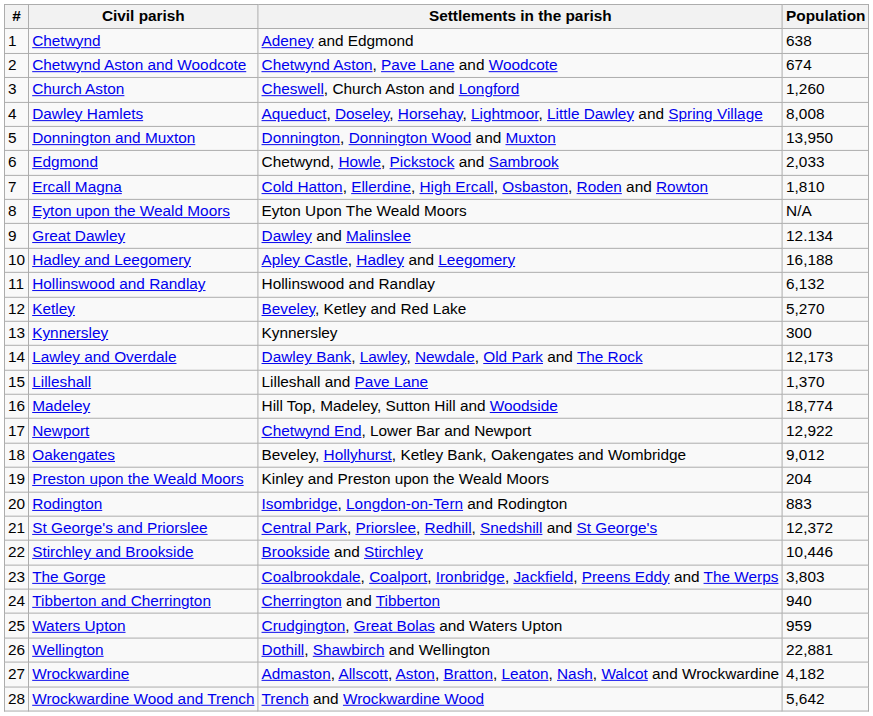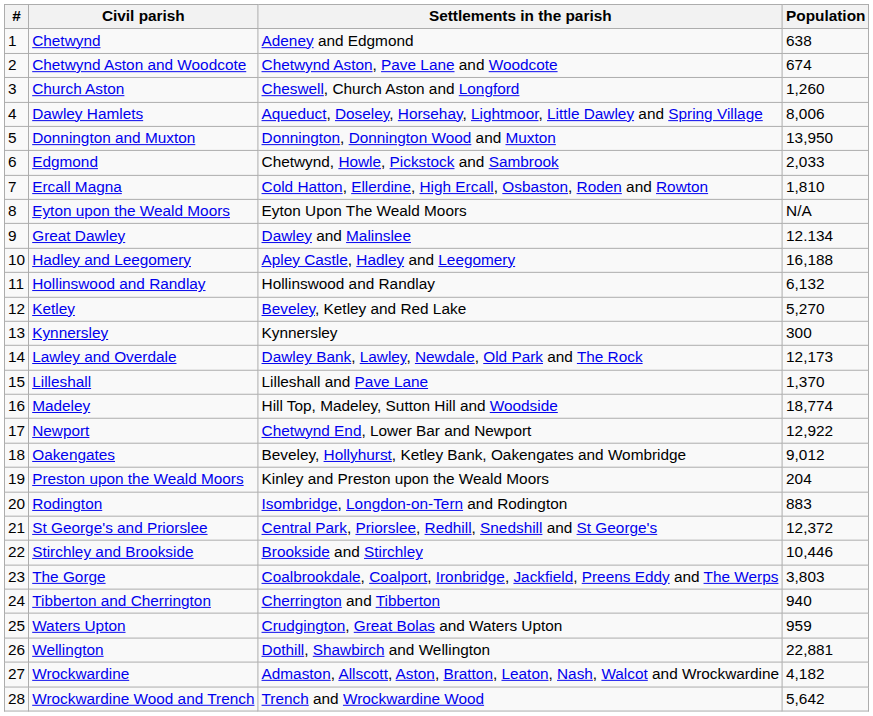(805, 114) 8,008 -> (805, 114) 8,006
